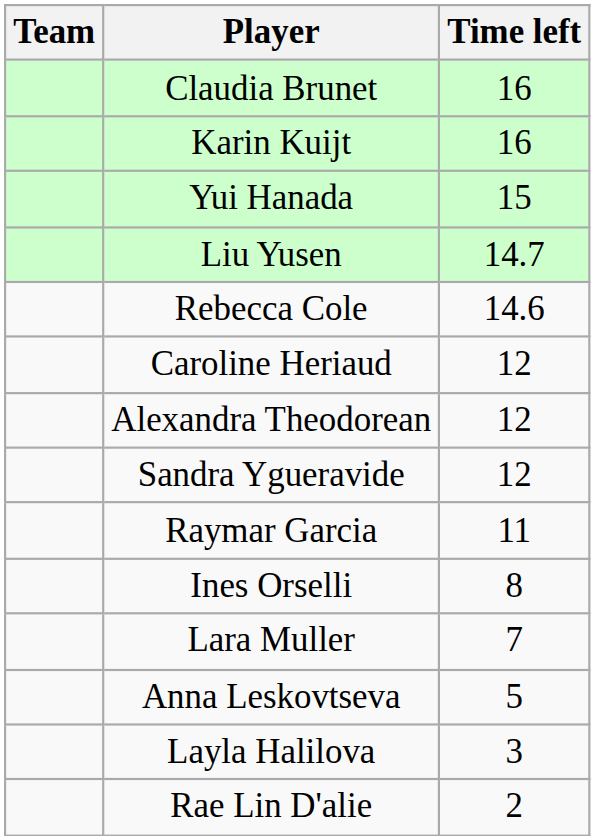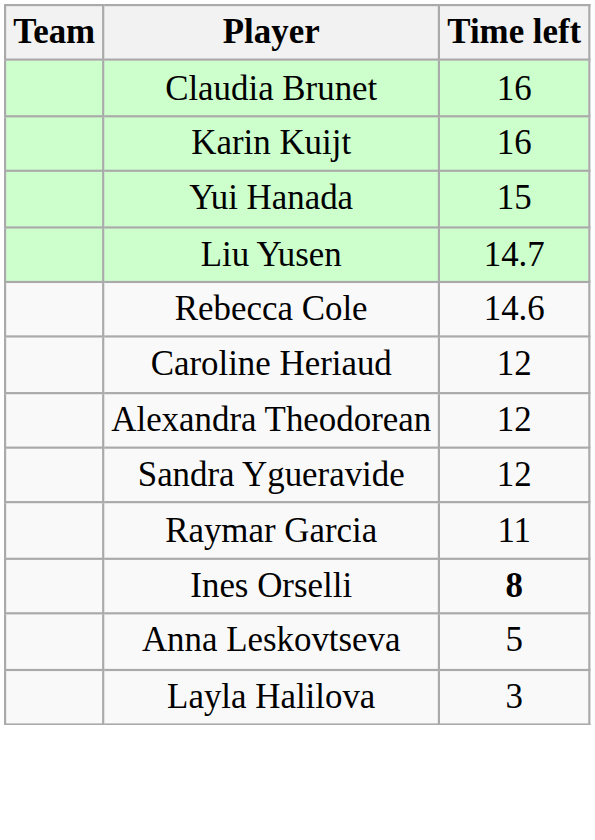(514, 585) normal -> (514, 585) bold
- row: (271, 640)
- row: (271, 806)
